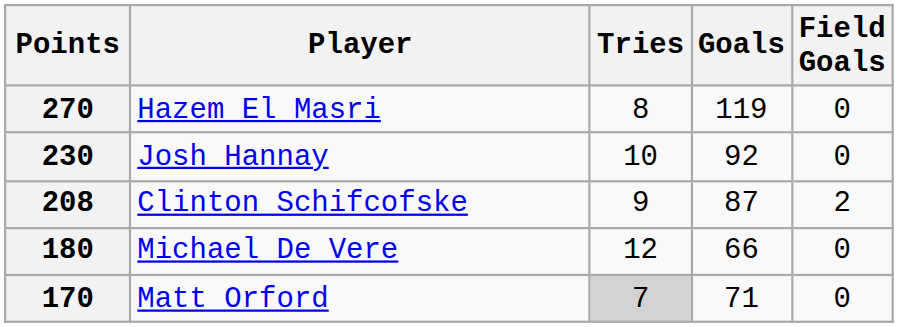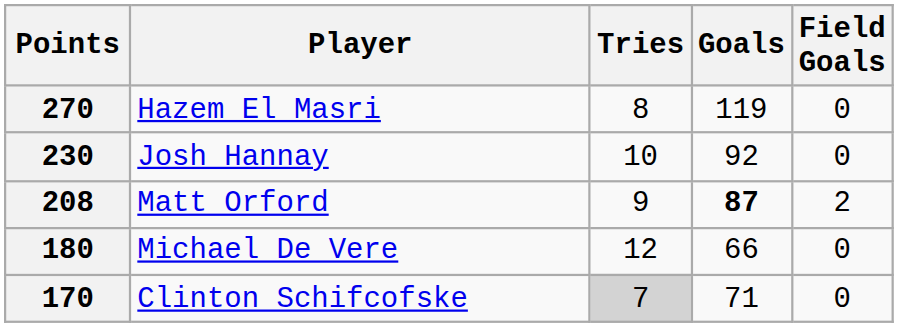(303, 204) Clinton Schifcofske -> (233, 204) Matt Orford
(741, 204) normal -> (741, 204) bold
(233, 298) Matt Orford -> (303, 298) Clinton Schifcofske
